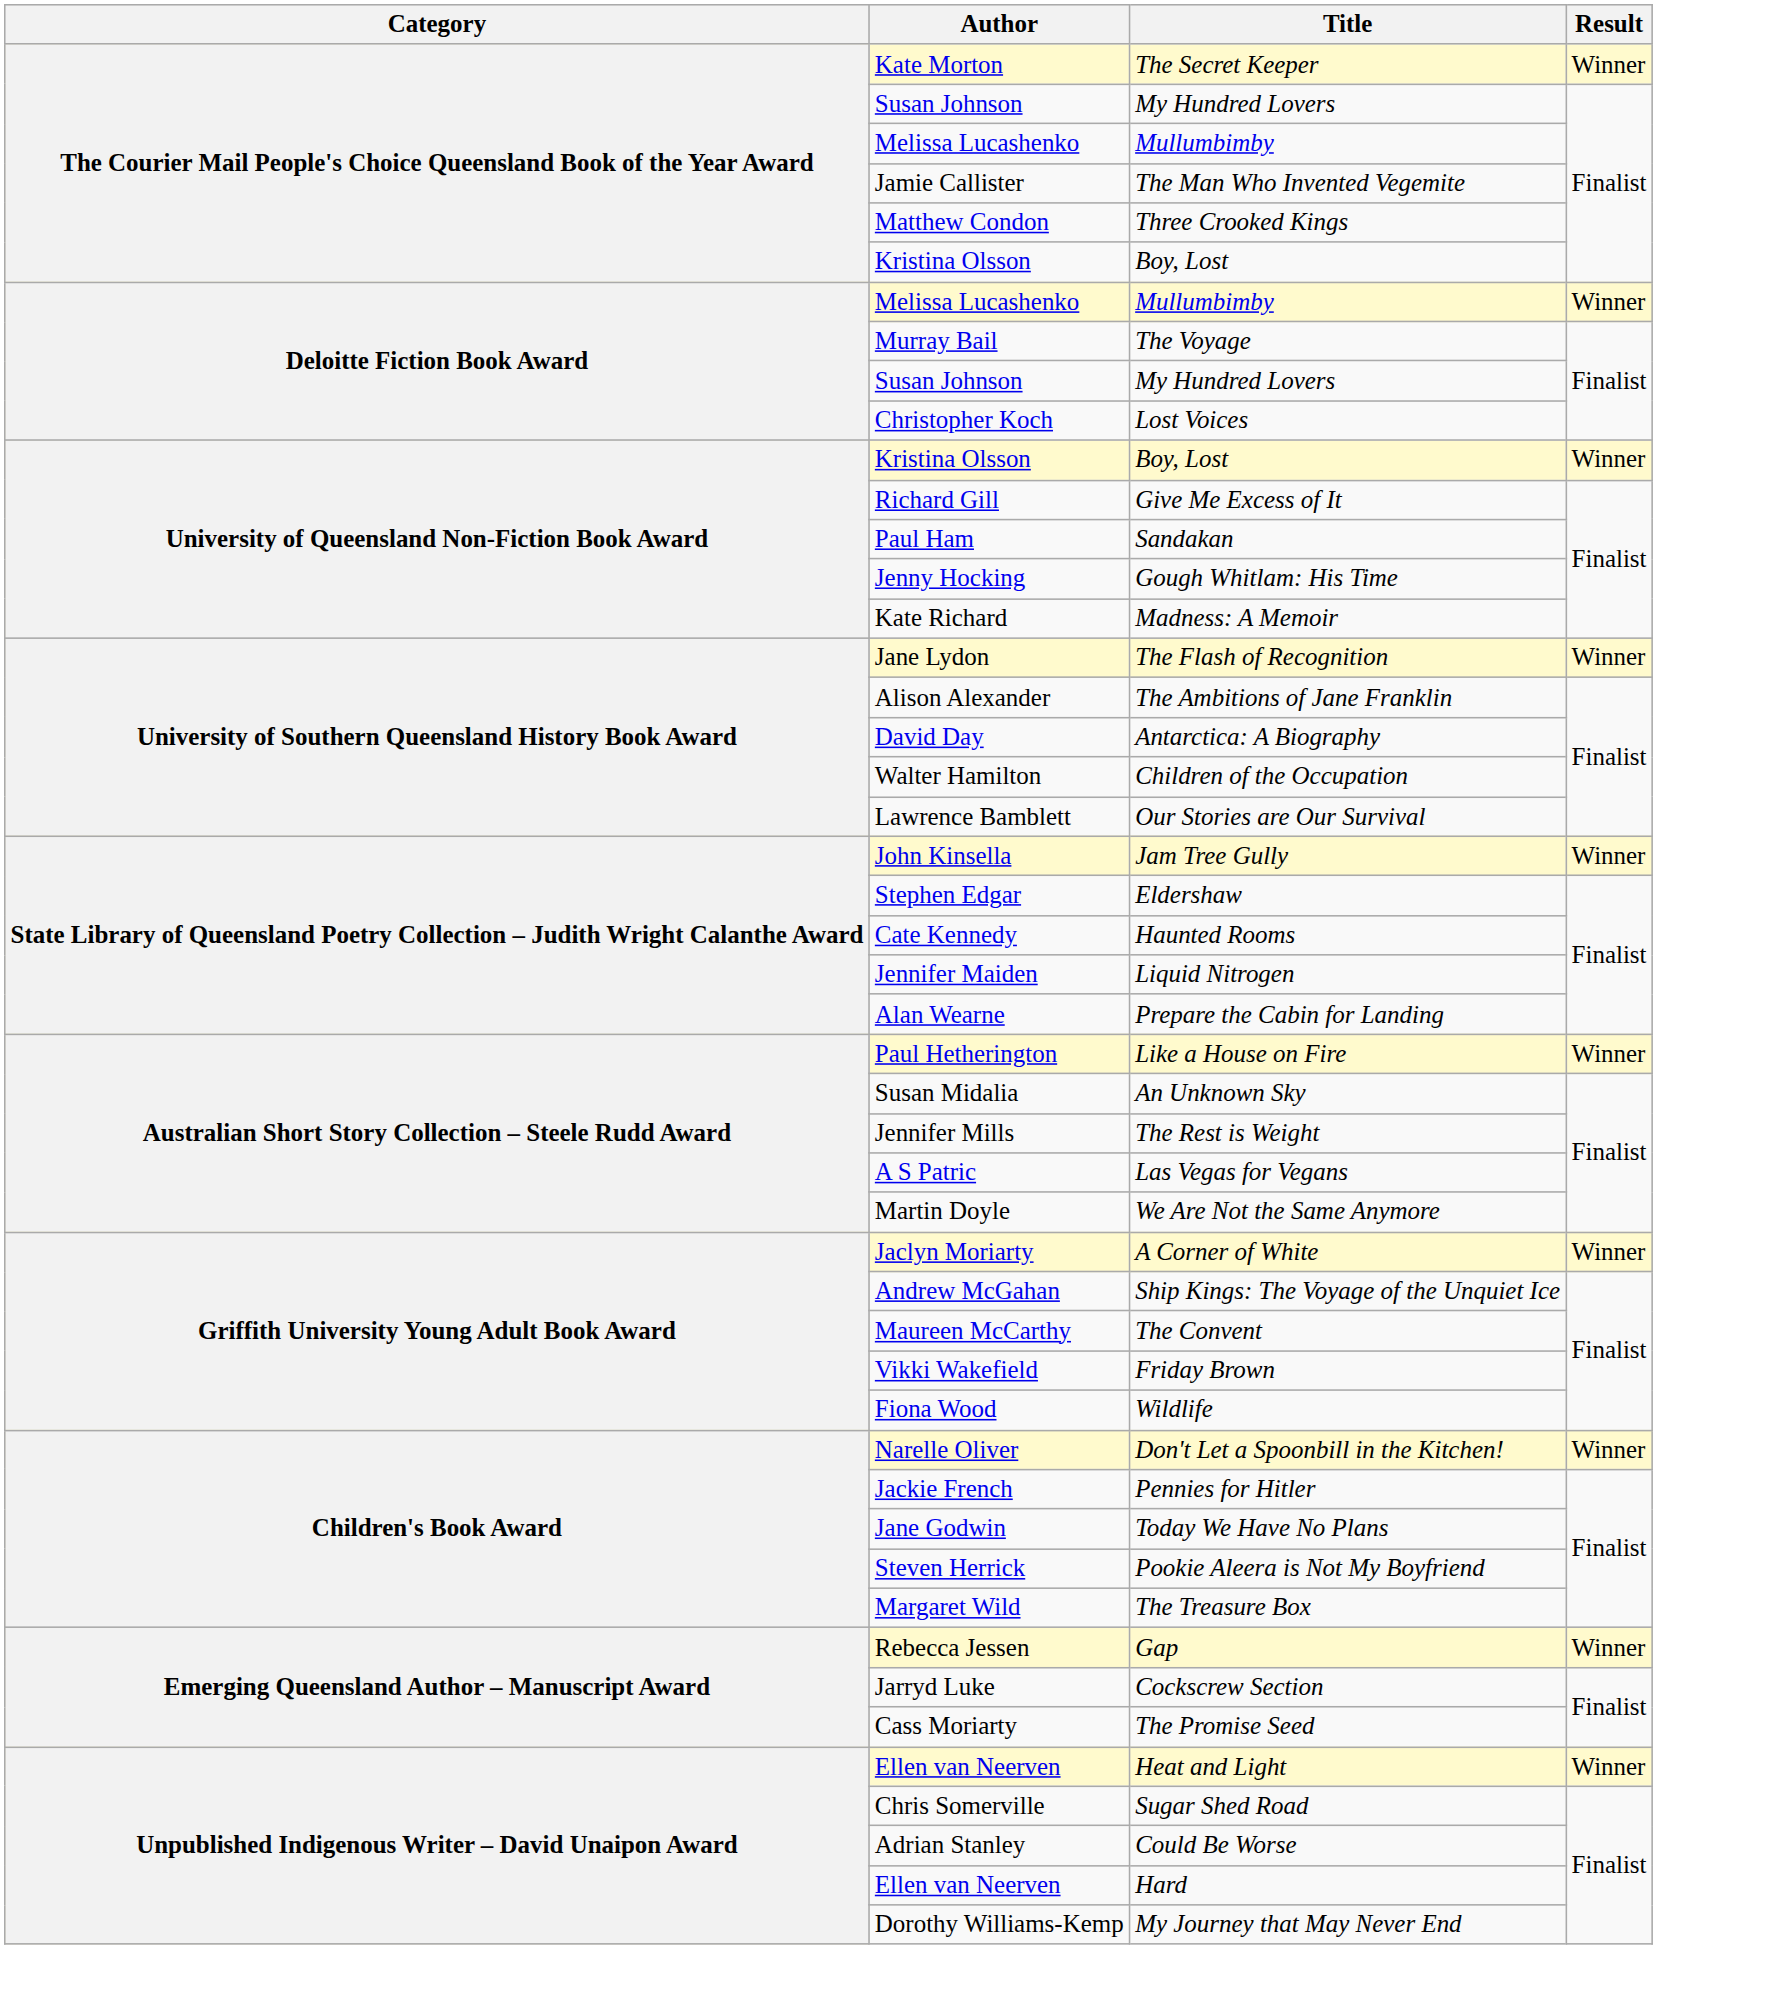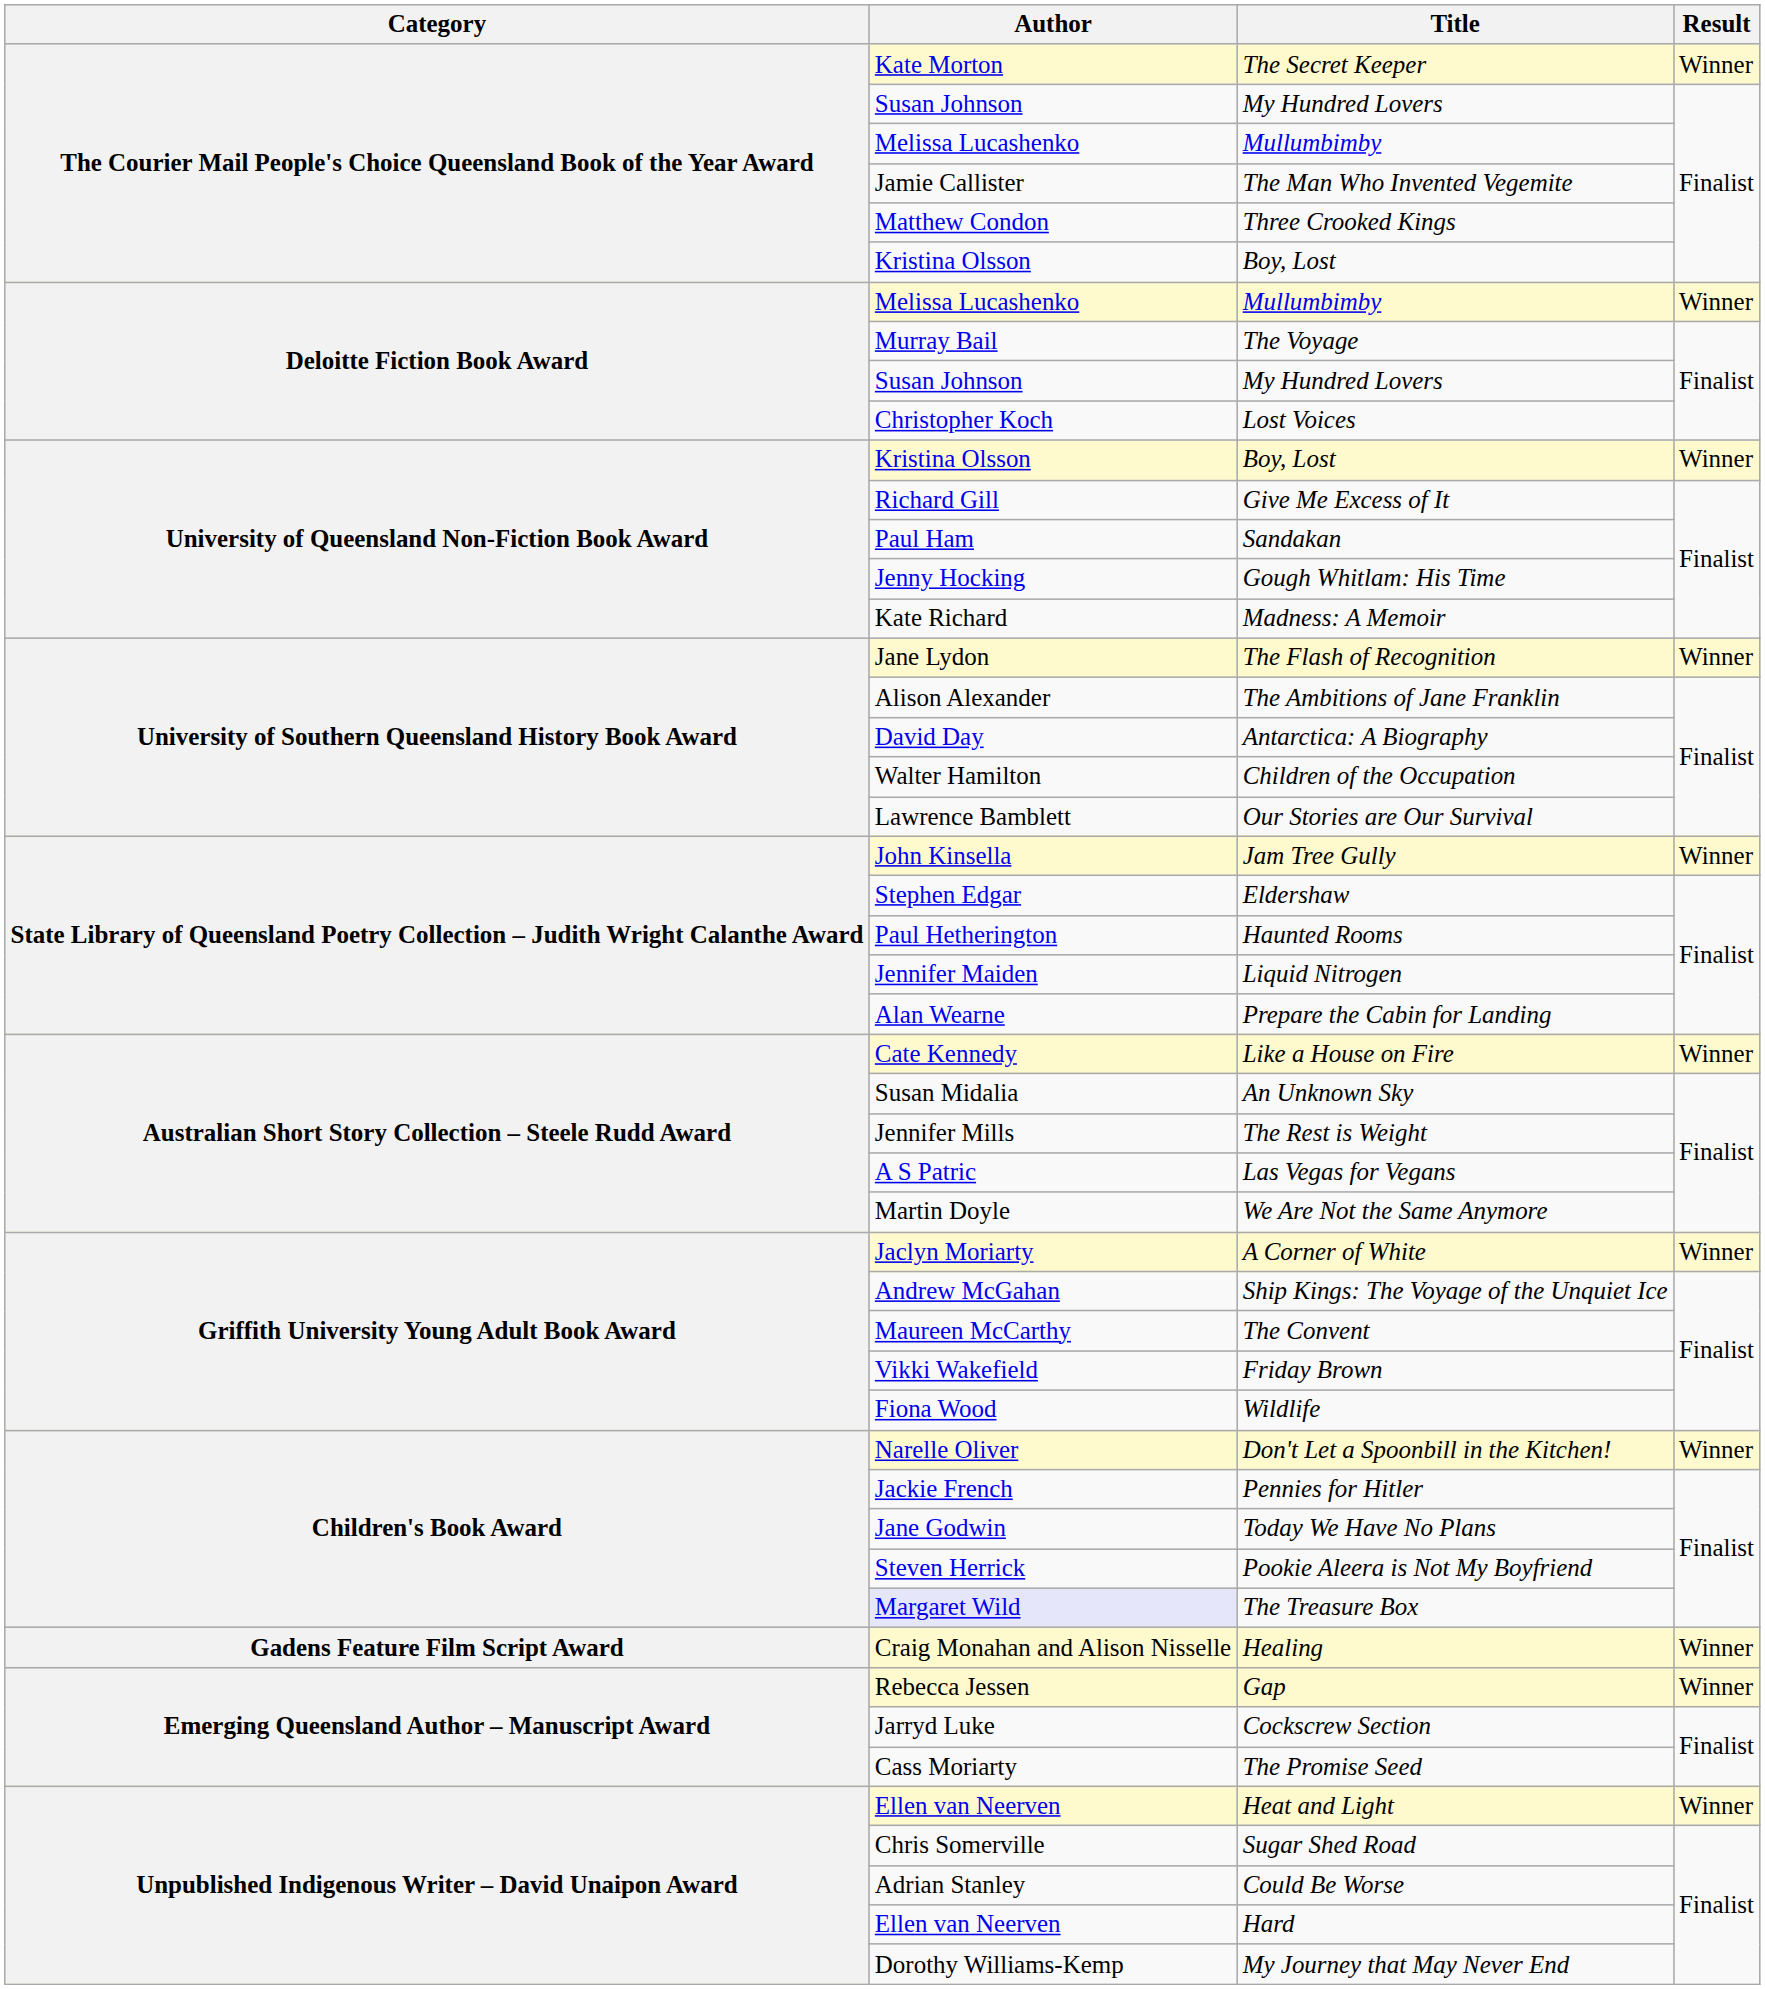(946, 934) Cate Kennedy -> (966, 934) Paul Hetherington
(966, 1053) Paul Hetherington -> (946, 1053) Cate Kennedy
(948, 1607) no background -> (948, 1607) lavender background
+ row: (437, 1647)
